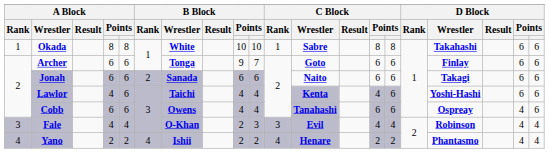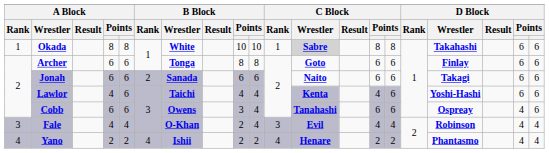(315, 47) no background -> (315, 47) lightgrey background
(241, 63) 9 -> (241, 63) 8
(256, 63) 7 -> (256, 63) 8
(241, 109) 4 -> (241, 109) 3
(256, 125) 3 -> (256, 125) 4
